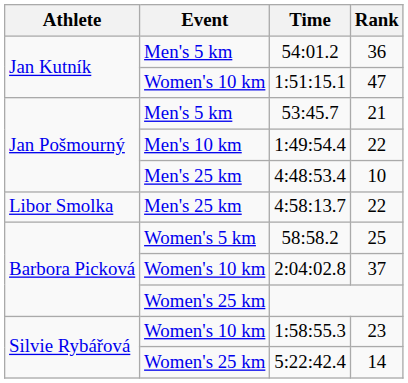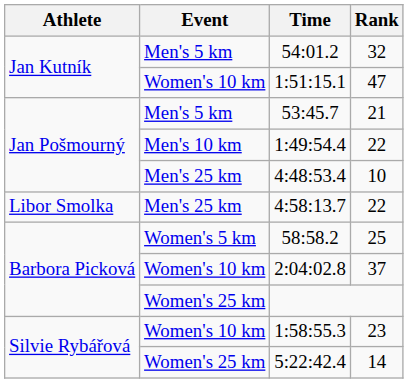(377, 51) 36 -> (377, 51) 32
